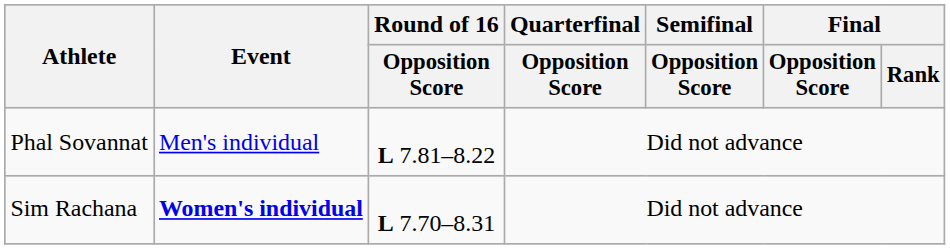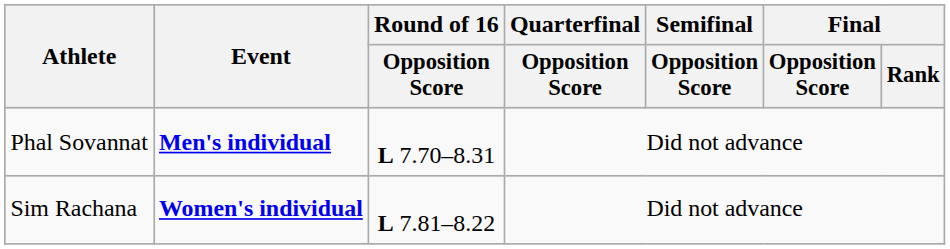(239, 141) normal -> (245, 141) bold
(436, 156) L 7.81–8.22 -> (436, 156) L 7.70–8.31
(436, 223) L 7.70–8.31 -> (436, 223) L 7.81–8.22
